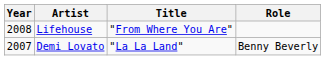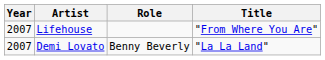columns swapped: (171, 13) <-> (278, 13)
(19, 30) 2008 -> (19, 30) 2007
